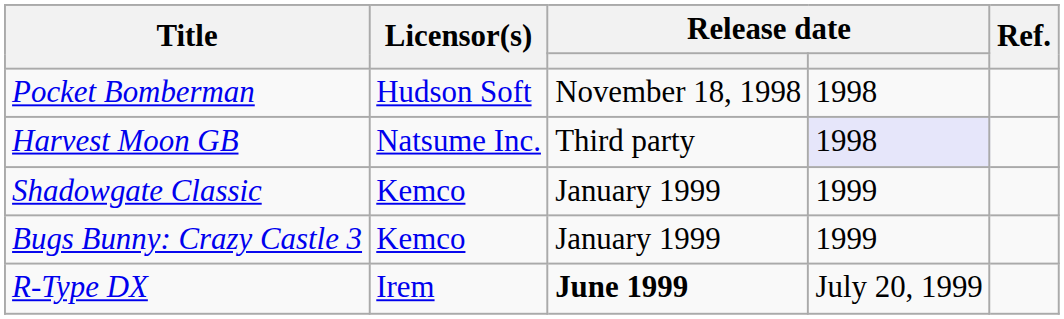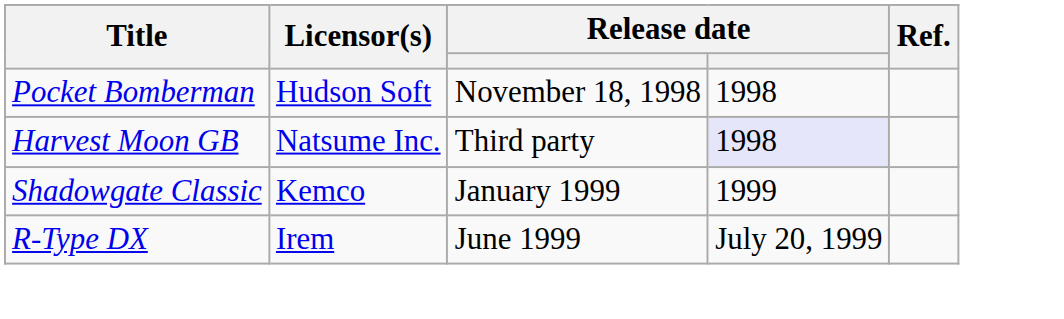- row: (187, 239)
(622, 288) bold -> (518, 239) normal
